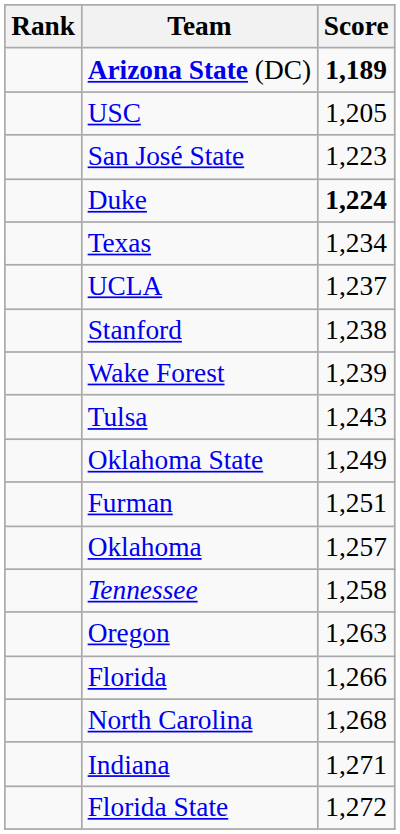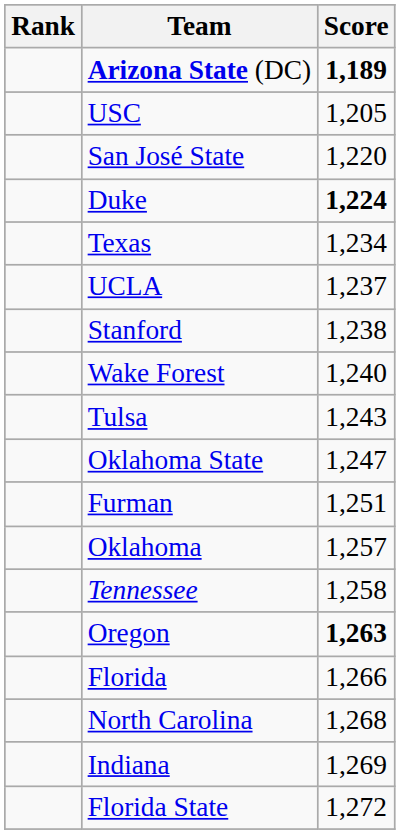(356, 156) 1,223 -> (356, 156) 1,220
(356, 373) 1,239 -> (356, 373) 1,240
(356, 460) 1,249 -> (356, 460) 1,247
(356, 633) normal -> (356, 633) bold
(356, 763) 1,271 -> (356, 763) 1,269
